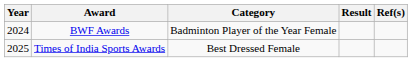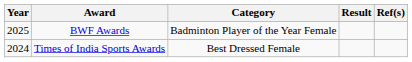(18, 30) 2024 -> (18, 30) 2025
(18, 48) 2025 -> (18, 48) 2024
